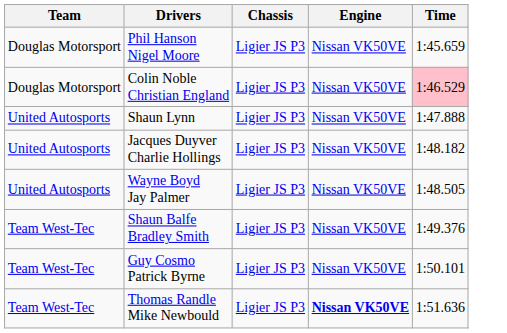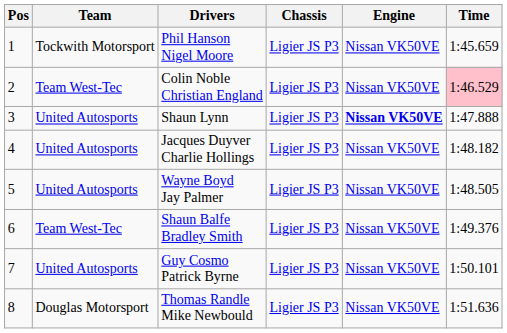+ column: (18, 15)
(64, 46) Douglas Motorsport -> (95, 46) Tockwith Motorsport
(64, 86) Douglas Motorsport -> (79, 86) Team West-Tec
(359, 117) normal -> (394, 117) bold
(51, 268) Team West-Tec -> (87, 268) United Autosports
(51, 307) Team West-Tec -> (92, 307) Douglas Motorsport
(360, 307) bold -> (392, 307) normal
